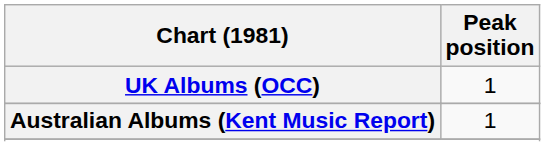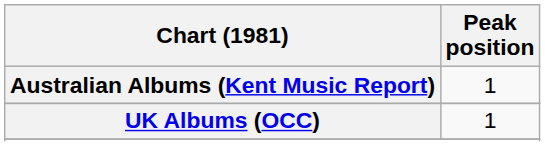rows swapped: (222, 120) <-> (222, 84)
